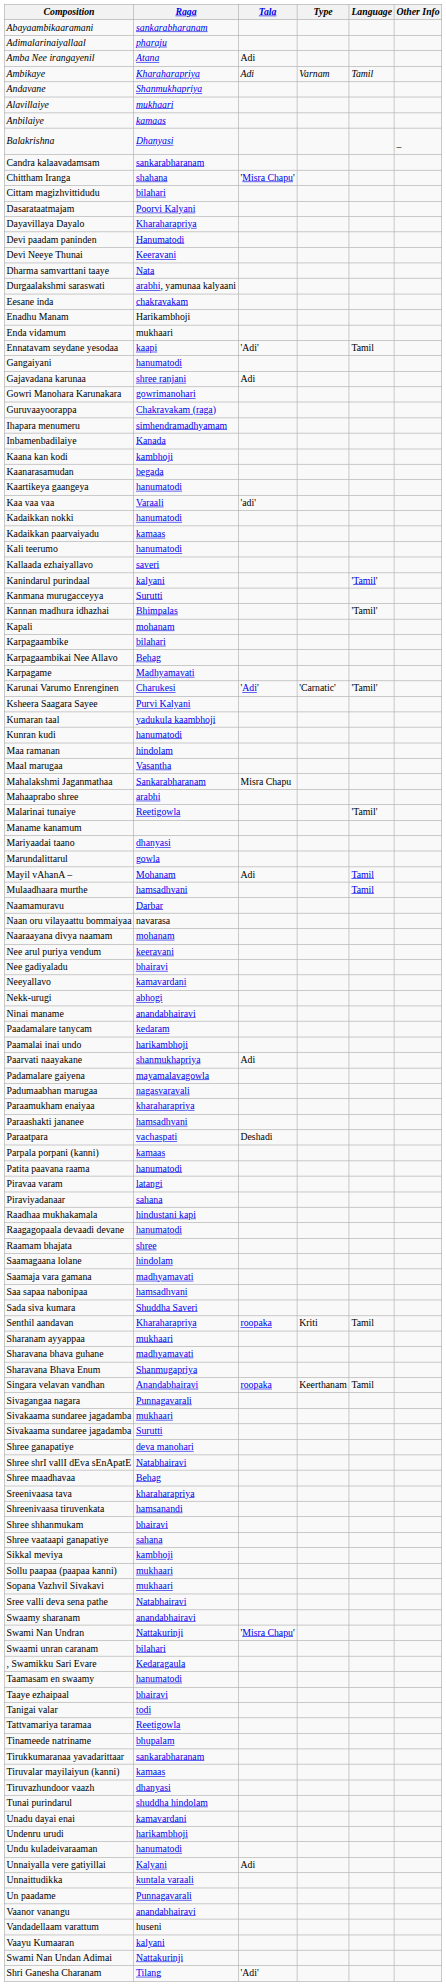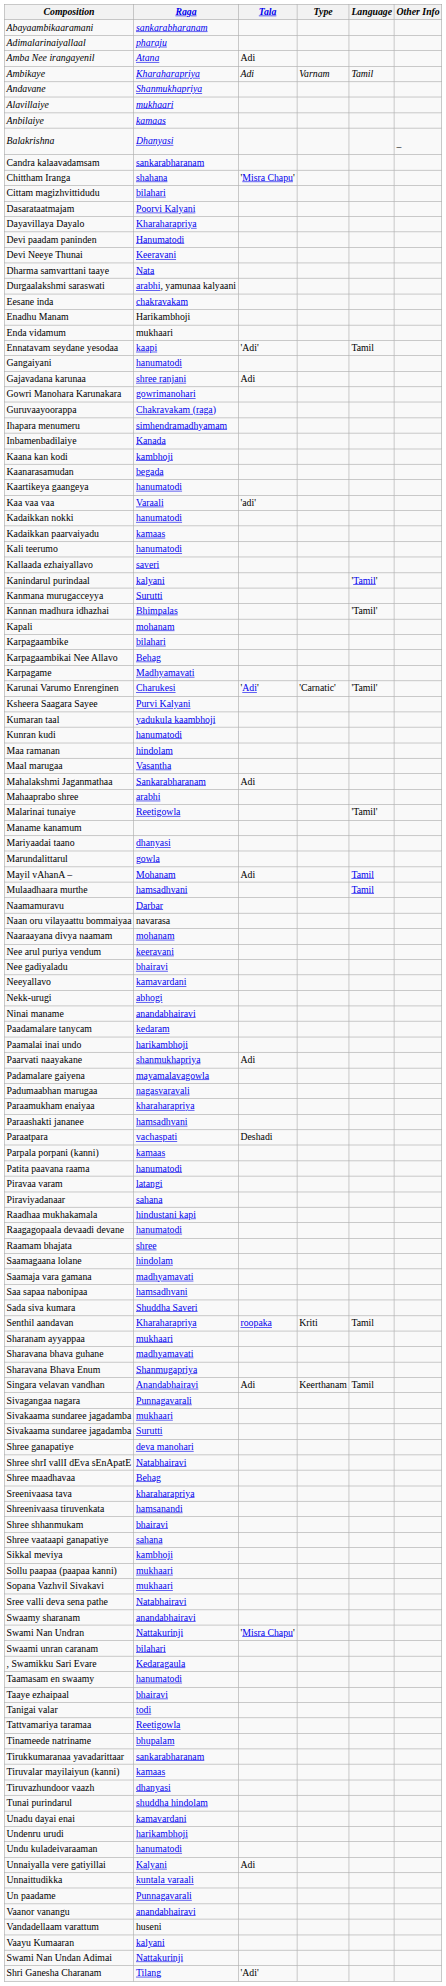(266, 781) Misra Chapu -> (248, 781) Adi
(256, 1385) roopaka -> (248, 1385) Adi
